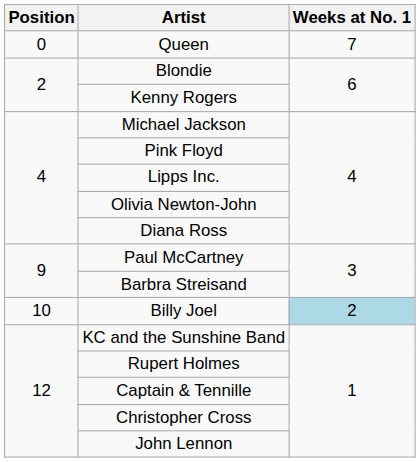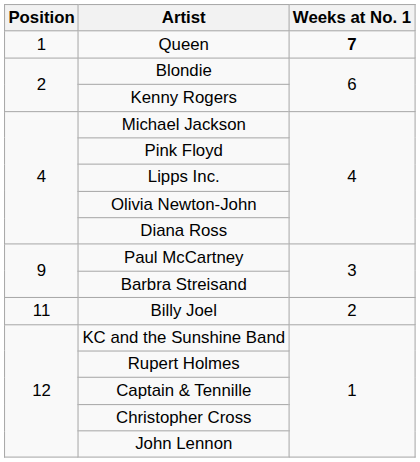(42, 44) 0 -> (42, 44) 1
(352, 44) normal -> (352, 44) bold
(42, 310) 10 -> (42, 310) 11
(352, 310) lightblue background -> (352, 310) no background
